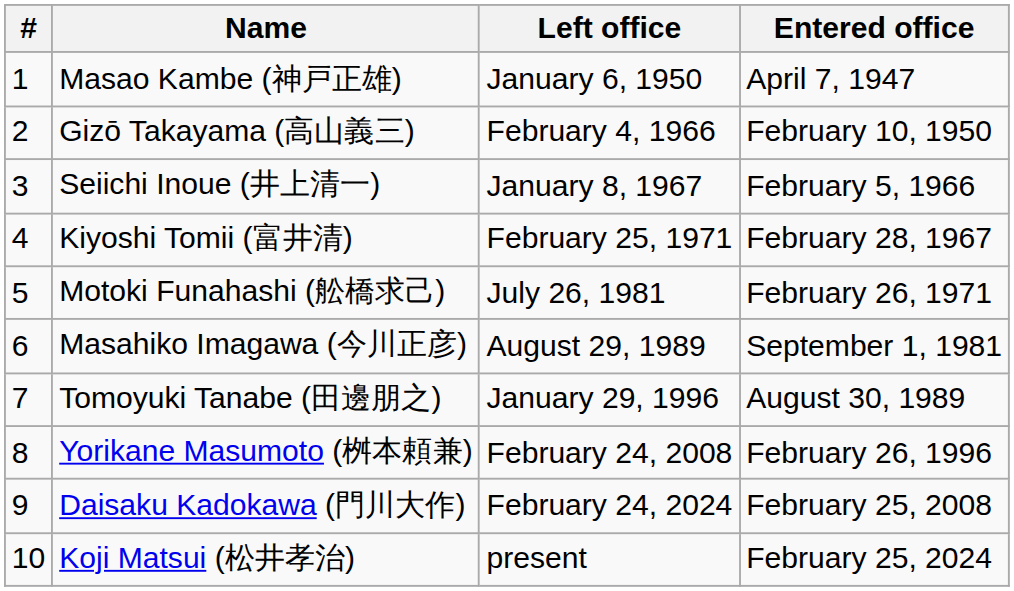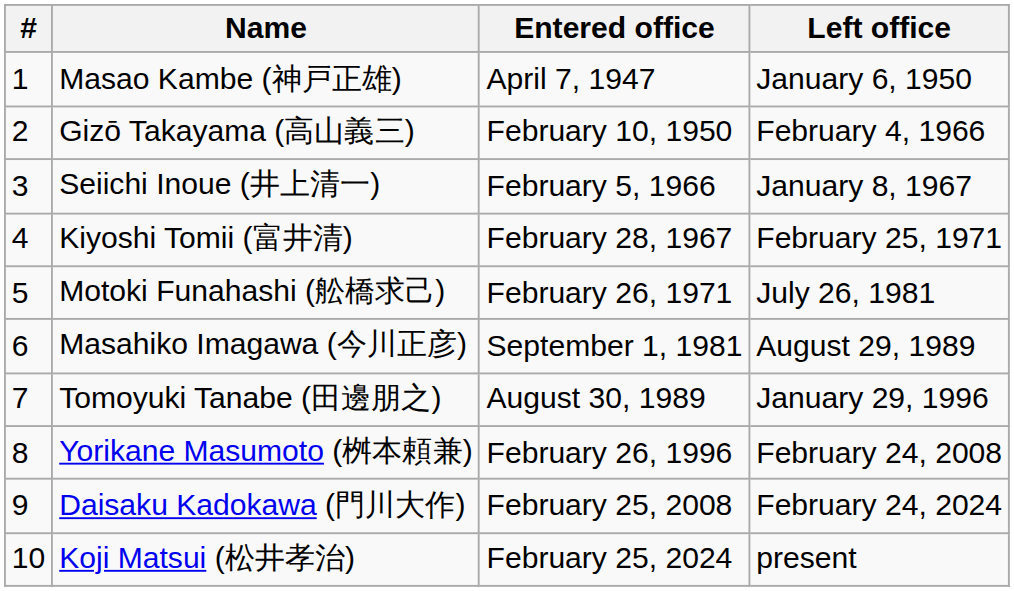columns swapped: (874, 28) <-> (609, 28)
